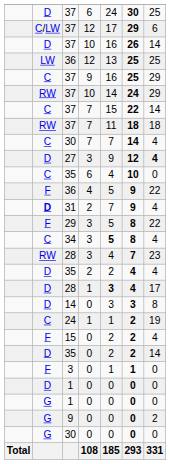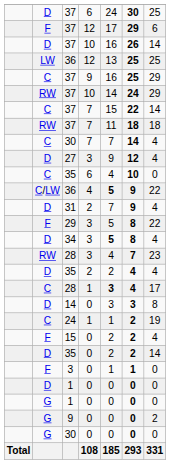(48, 28) C/LW -> (48, 28) F
(155, 158) bold -> (155, 158) normal
(48, 191) F -> (48, 191) C/LW
(111, 191) normal -> (111, 191) bold
(48, 207) bold -> (48, 207) normal
(48, 239) C -> (48, 239) D
(48, 288) D -> (48, 288) C
